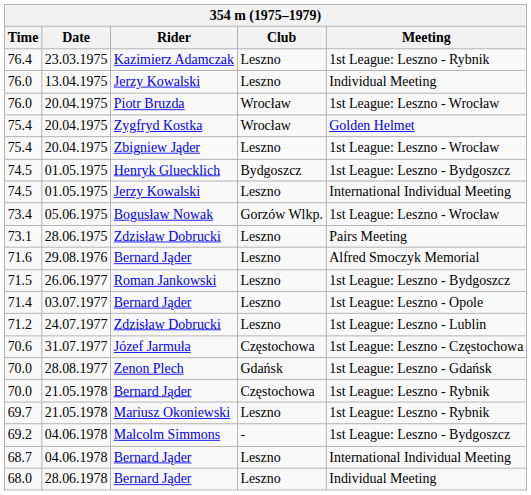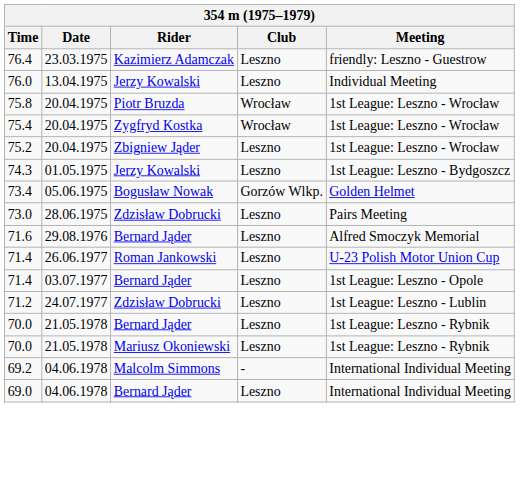(409, 59) 1st League: Leszno - Rybnik -> (408, 59) friendly: Leszno - Guestrow
(20, 103) 76.0 -> (20, 103) 75.8
(372, 125) Golden Helmet -> (414, 125) 1st League: Leszno - Wrocław
(20, 147) 75.4 -> (20, 147) 75.2
- row: (76, 170)
(20, 192) 74.5 -> (20, 170) 74.3
(420, 192) International Individual Meeting -> (420, 170) 1st League: Leszno - Bydgoszcz
(414, 214) 1st League: Leszno - Wrocław -> (372, 192) Golden Helmet
(20, 236) 73.1 -> (20, 214) 73.0
(20, 280) 71.5 -> (20, 258) 71.4
(420, 280) 1st League: Leszno - Bydgoszcz -> (414, 258) U-23 Polish Motor Union Cup
- row: (76, 346)
- row: (76, 368)
(278, 390) Częstochowa -> (261, 324) Leszno
(20, 412) 69.7 -> (20, 346) 70.0
(420, 434) 1st League: Leszno - Bydgoszcz -> (420, 368) International Individual Meeting
(20, 457) 68.7 -> (20, 390) 69.0
- row: (76, 479)
